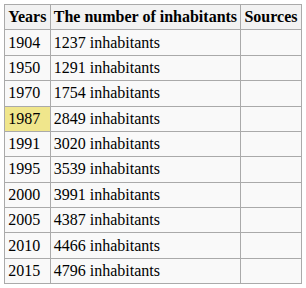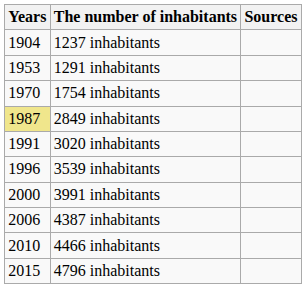(24, 67) 1950 -> (24, 67) 1953
(24, 169) 1995 -> (24, 169) 1996
(24, 220) 2005 -> (24, 220) 2006
